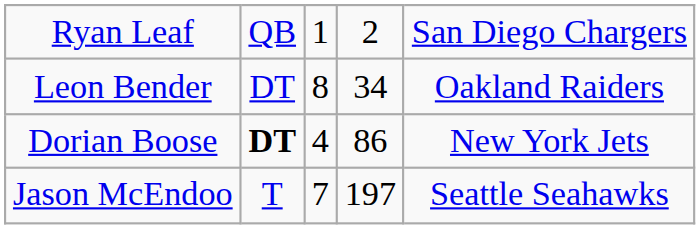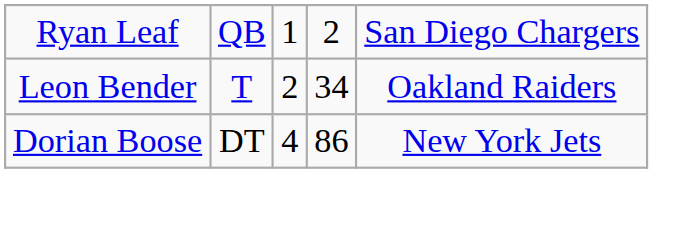(272, 85) DT -> (242, 85) T
(320, 85) 8 -> (290, 85) 2
(272, 140) bold -> (242, 140) normal
- row: (123, 194)
